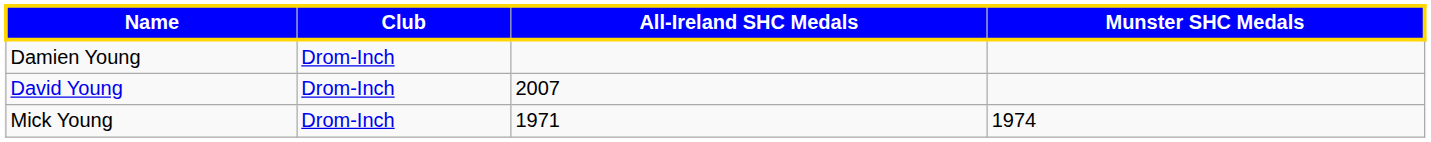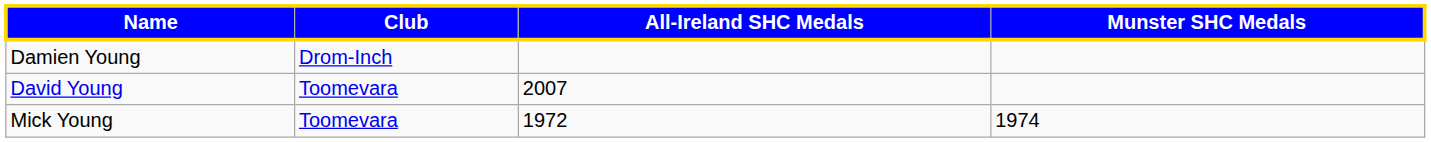(348, 88) Drom-Inch -> (348, 88) Toomevara
(348, 120) Drom-Inch -> (348, 120) Toomevara
(538, 120) 1971 -> (545, 120) 1972
